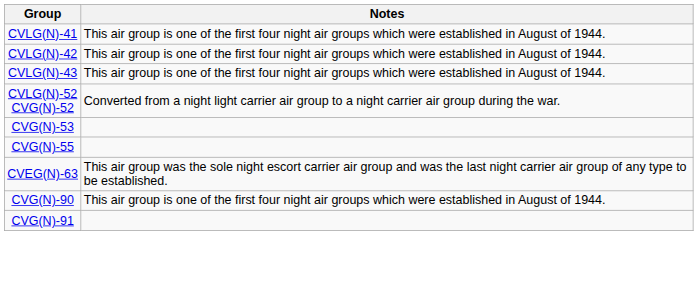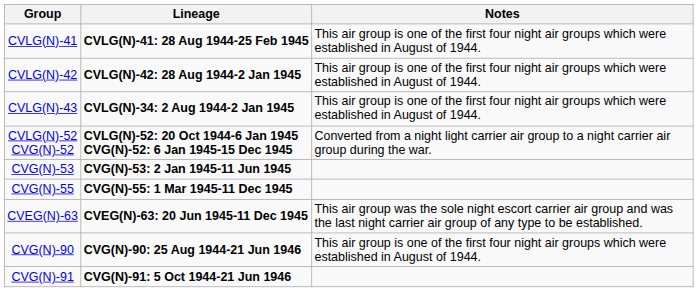+ column: (196, 14)
